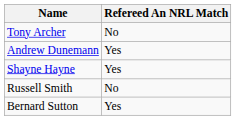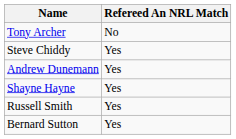+ row: (39, 50)
(111, 87) No -> (113, 106) Yes
